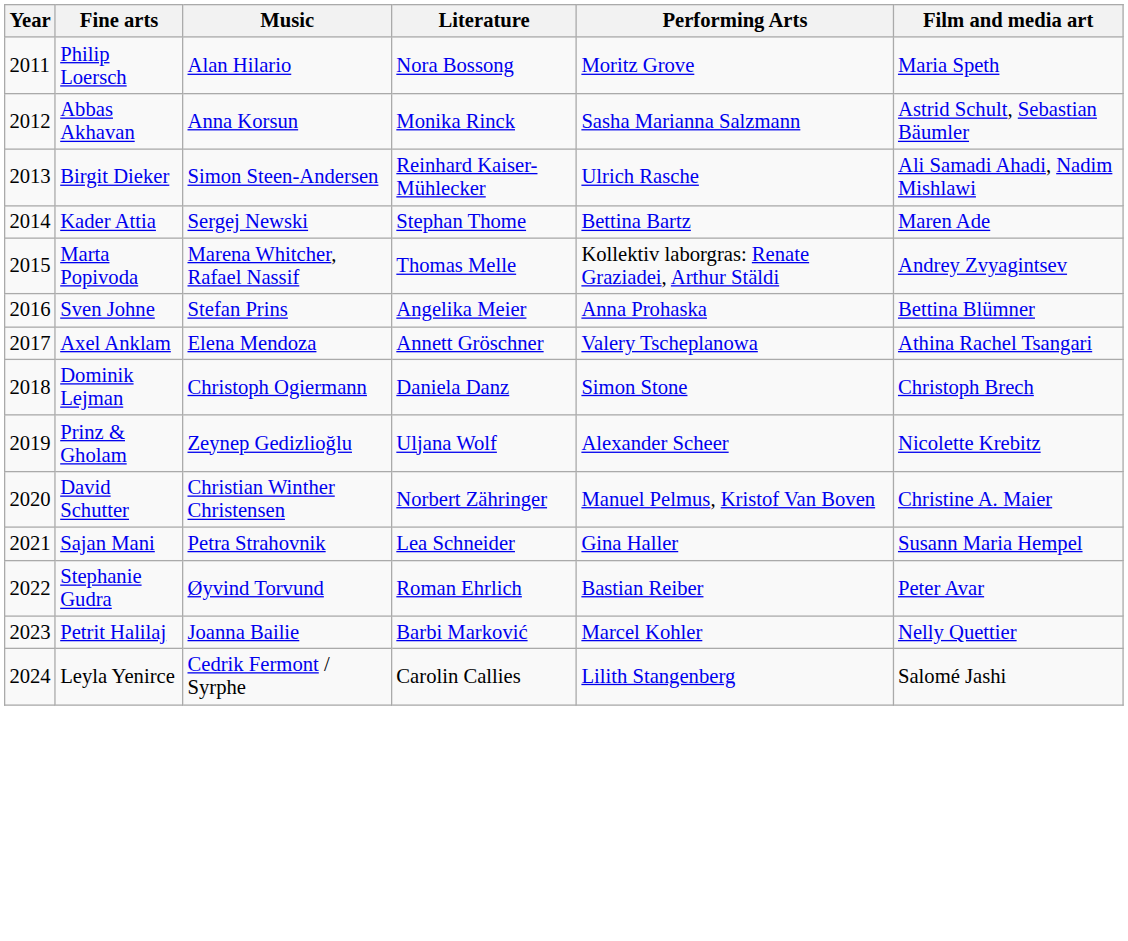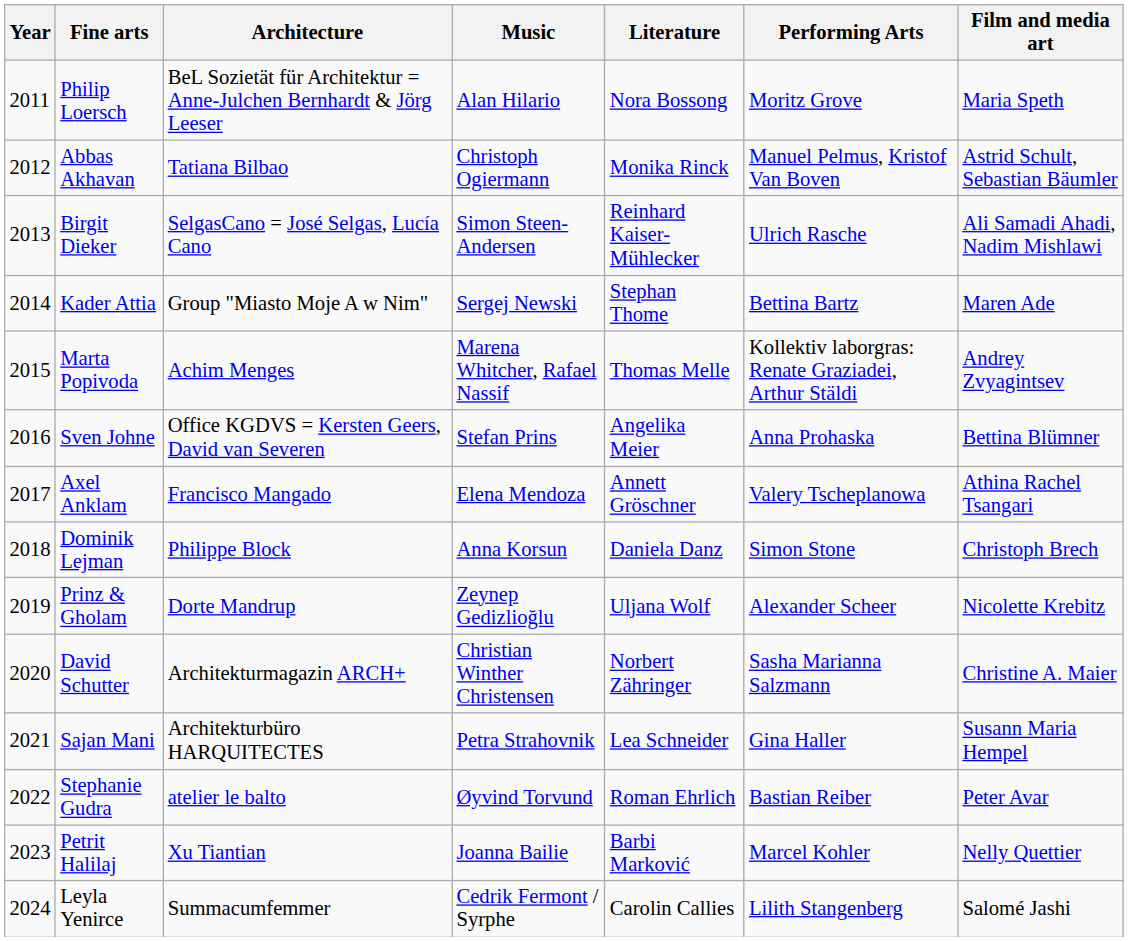+ column: (307, 32)
(243, 121) Anna Korsun -> (503, 167) Christoph Ogiermann
(691, 121) Sasha Marianna Salzmann -> (848, 167) Manuel Pelmus, Kristof Van Boven
(277, 387) Christoph Ogiermann -> (512, 549) Anna Korsun
(728, 499) Manuel Pelmus, Kristof Van Boven -> (815, 673) Sasha Marianna Salzmann
